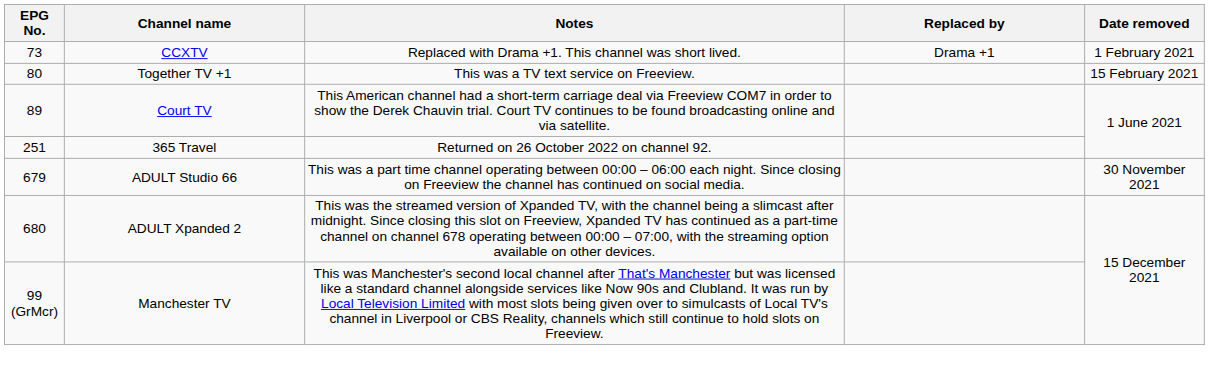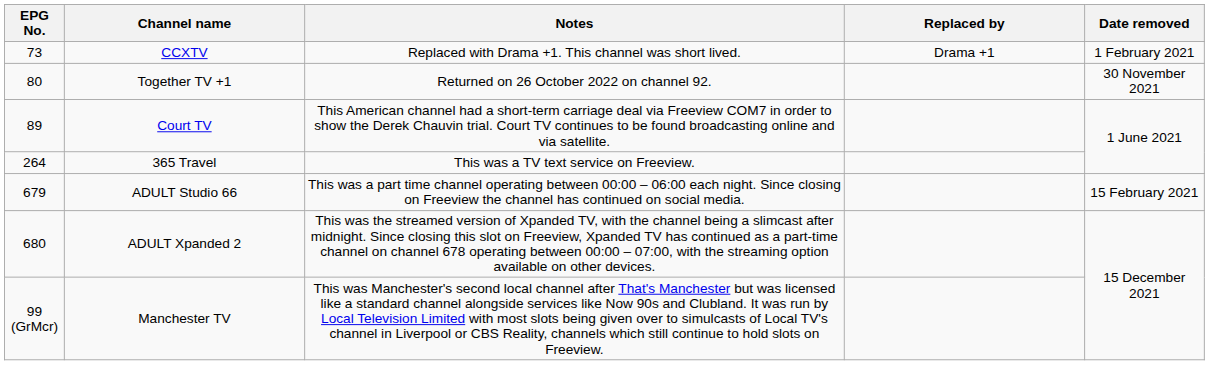(574, 74) This was a TV text service on Freeview. -> (574, 82) Returned on 26 October 2022 on channel 92.
(1144, 74) 15 February 2021 -> (1144, 82) 30 November 2021
(34, 148) 251 -> (34, 163) 264
(574, 148) Returned on 26 October 2022 on channel 92. -> (574, 163) This was a TV text service on Freeview.
(1144, 177) 30 November 2021 -> (1144, 192) 15 February 2021
